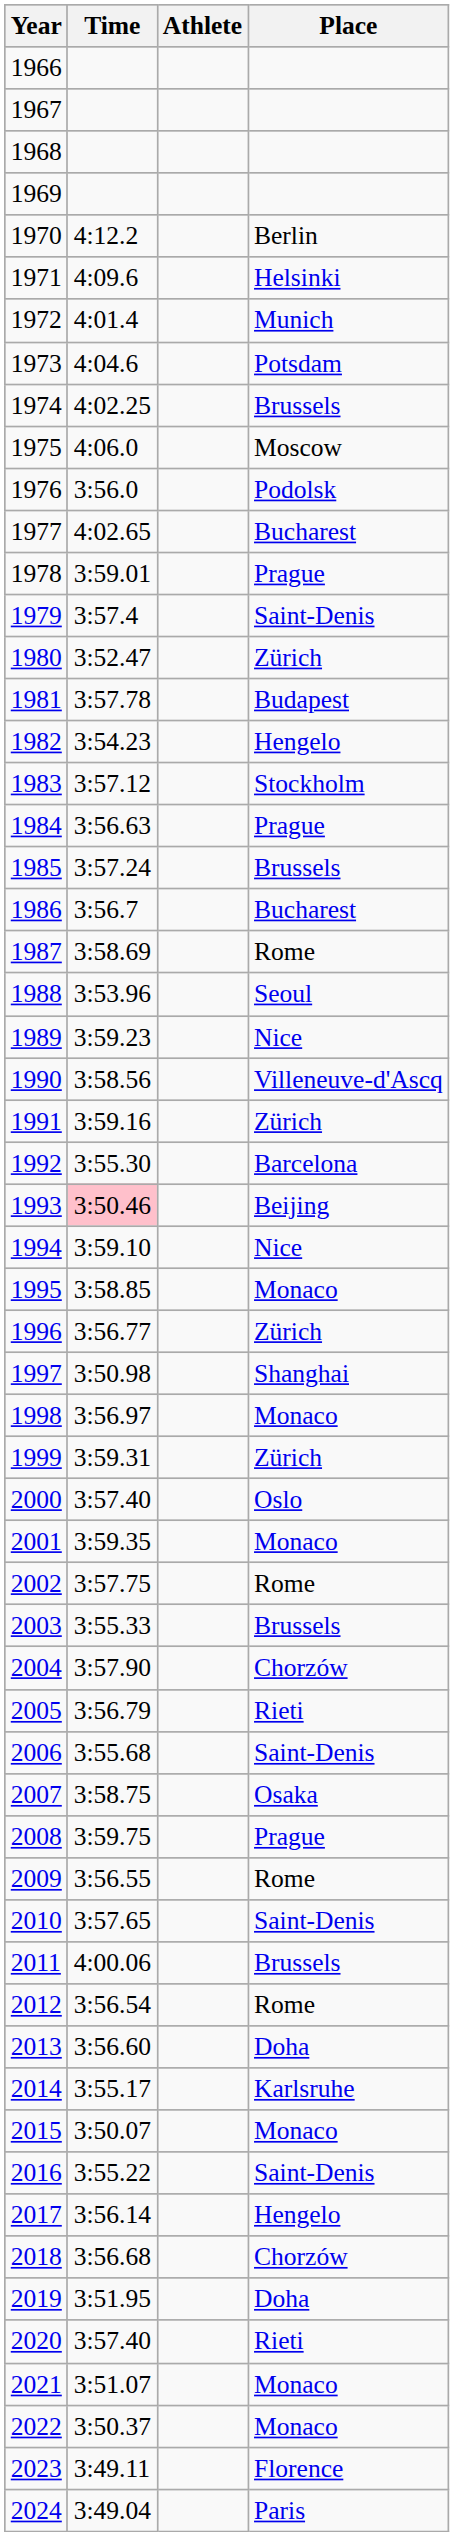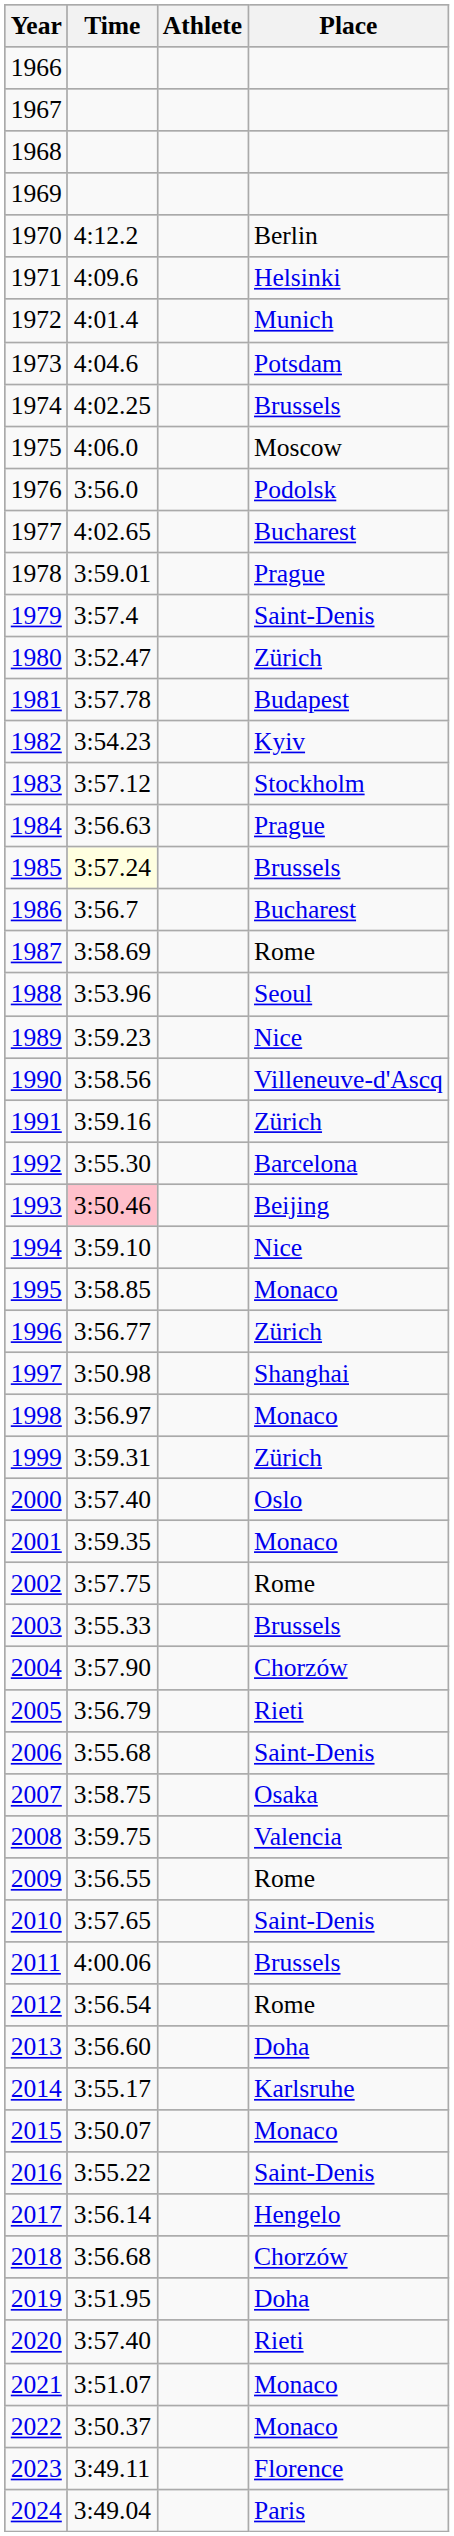(297, 741) Hengelo -> (280, 741) Kyiv
(112, 867) no background -> (112, 867) lightyellow background
(289, 1836) Prague -> (298, 1836) Valencia
